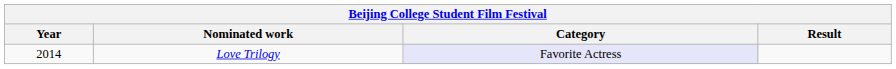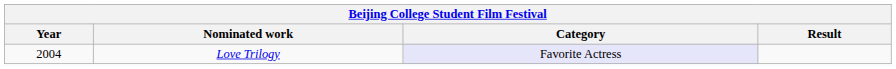(49, 53) 2014 -> (49, 53) 2004
